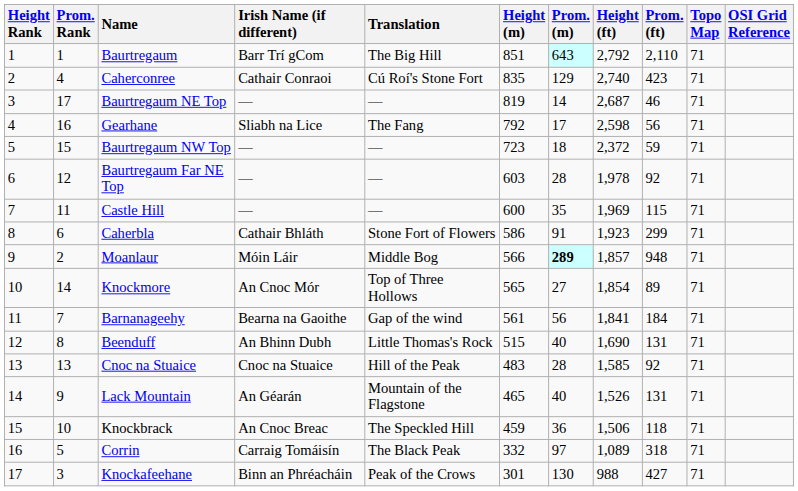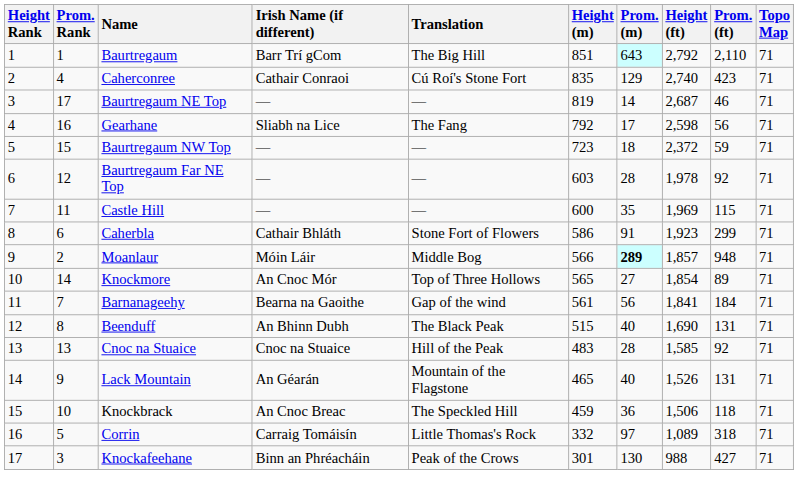- column: (759, 24)
(430, 342) Little Thomas's Rock -> (458, 325) The Black Peak
(414, 451) The Black Peak -> (474, 434) Little Thomas's Rock
